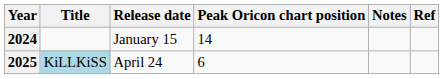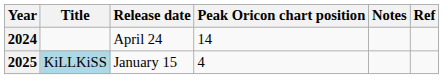(145, 39) January 15 -> (138, 39) April 24
(138, 62) April 24 -> (145, 62) January 15
(201, 62) 6 -> (201, 62) 4
